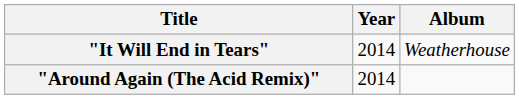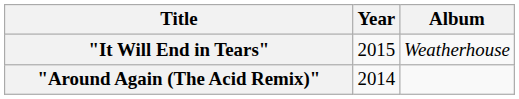(376, 49) 2014 -> (376, 49) 2015
